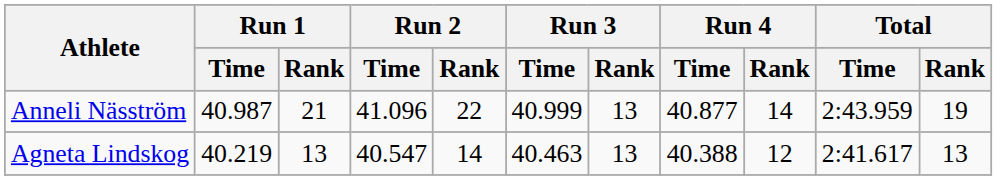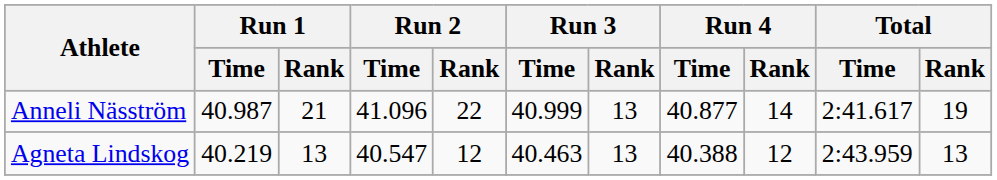(867, 111) 2:43.959 -> (867, 111) 2:41.617
(469, 153) 14 -> (469, 153) 12
(867, 153) 2:41.617 -> (867, 153) 2:43.959
